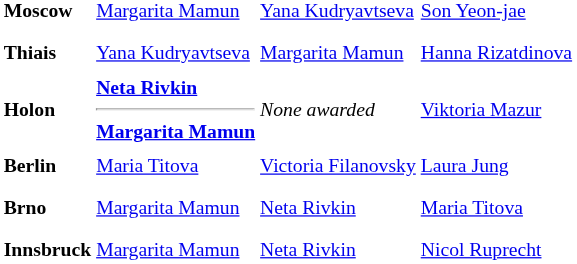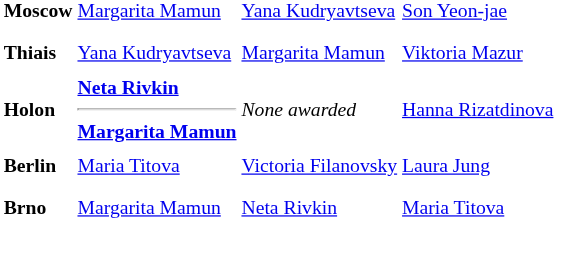(496, 52) Hanna Rizatdinova -> (462, 52) Viktoria Mazur
(481, 109) Viktoria Mazur -> (478, 109) Hanna Rizatdinova
- row: (47, 249)
